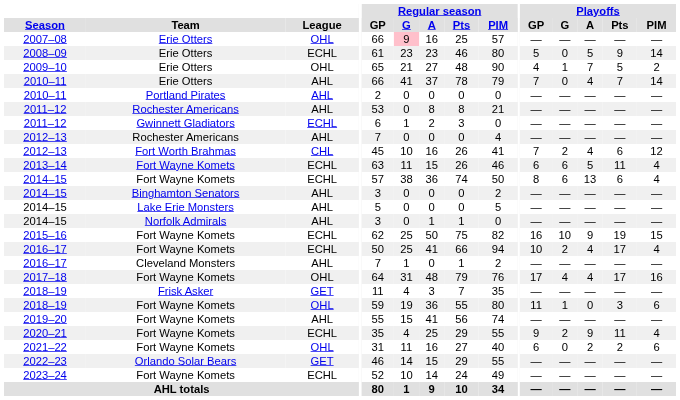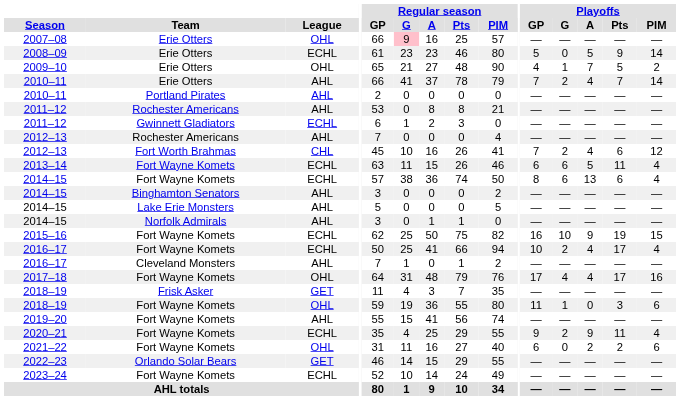(565, 81) 0 -> (565, 81) 2
